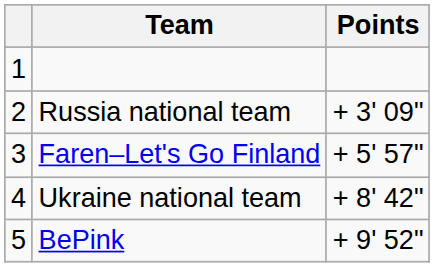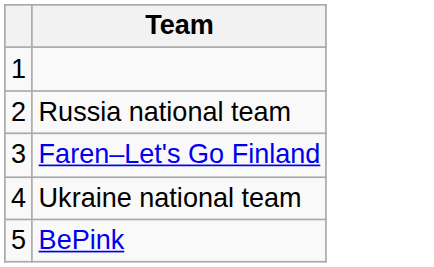- column: (378, 25)
